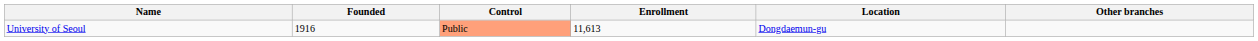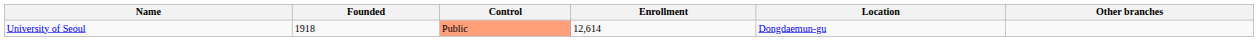(305, 28) 1916 -> (305, 28) 1918
(587, 28) 11,613 -> (587, 28) 12,614
